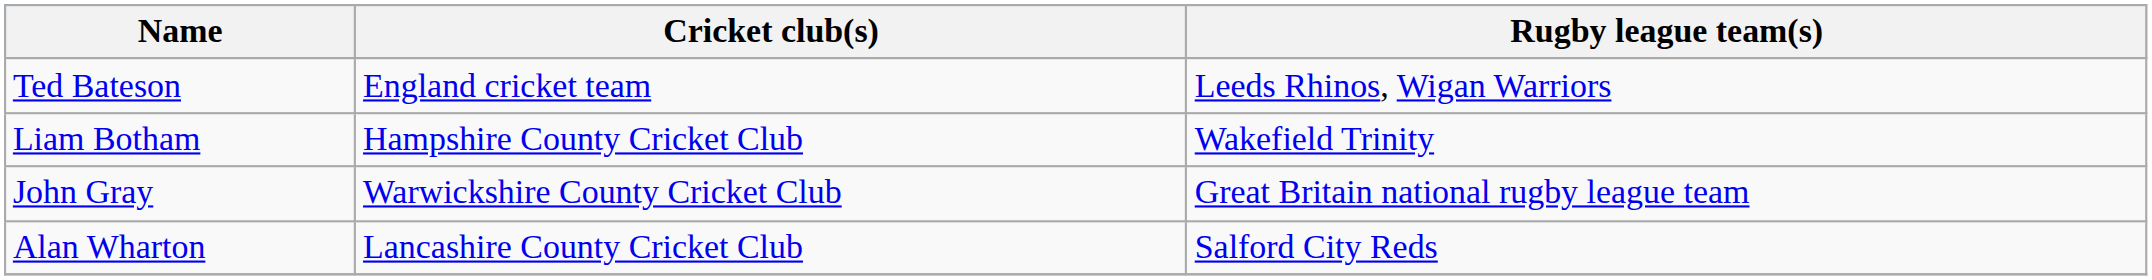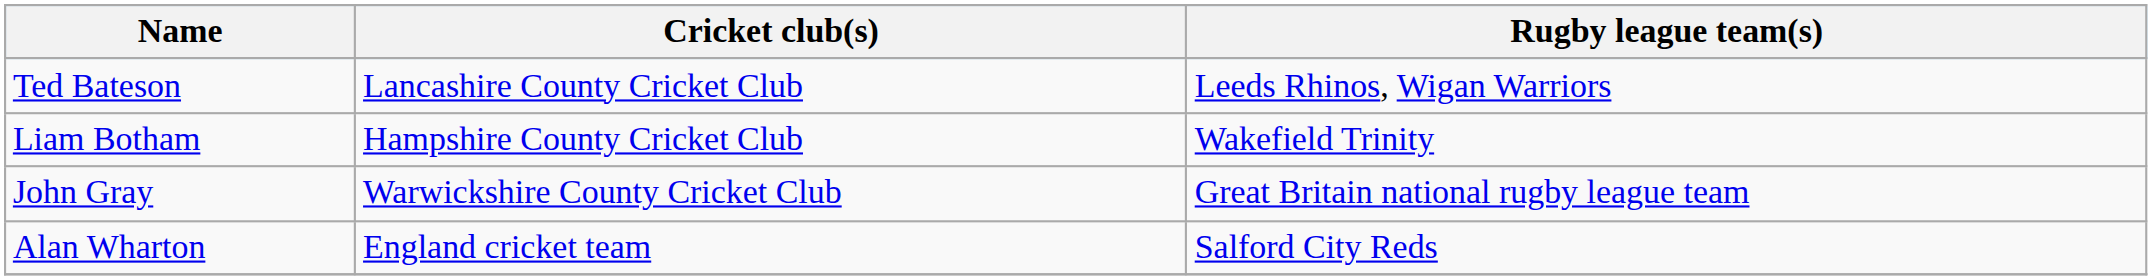(507, 85) England cricket team -> (583, 85) Lancashire County Cricket Club
(583, 246) Lancashire County Cricket Club -> (507, 246) England cricket team
